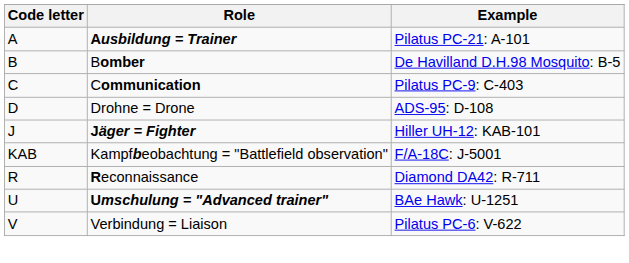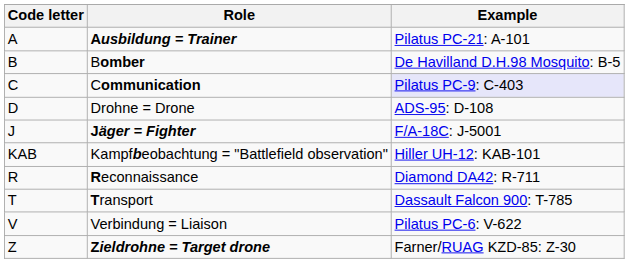(459, 85) no background -> (459, 85) lavender background
(467, 131) Hiller UH-12: KAB-101 -> (448, 131) F/A-18C: J-5001
(448, 154) F/A-18C: J-5001 -> (467, 154) Hiller UH-12: KAB-101
+ row: (122, 200)
- row: (209, 200)
+ row: (180, 246)
